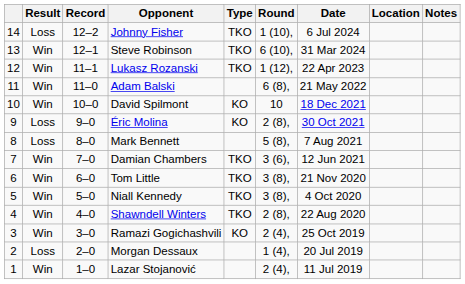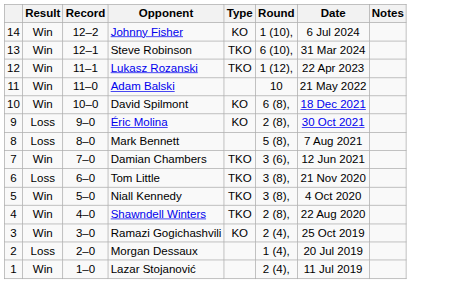- column: (396, 13)
(43, 31) Loss -> (43, 31) Win
(240, 31) TKO -> (240, 31) KO
(276, 86) 6 (8), -> (276, 86) 10
(276, 104) 10 -> (276, 104) 6 (8),
(43, 178) Win -> (43, 178) Loss
